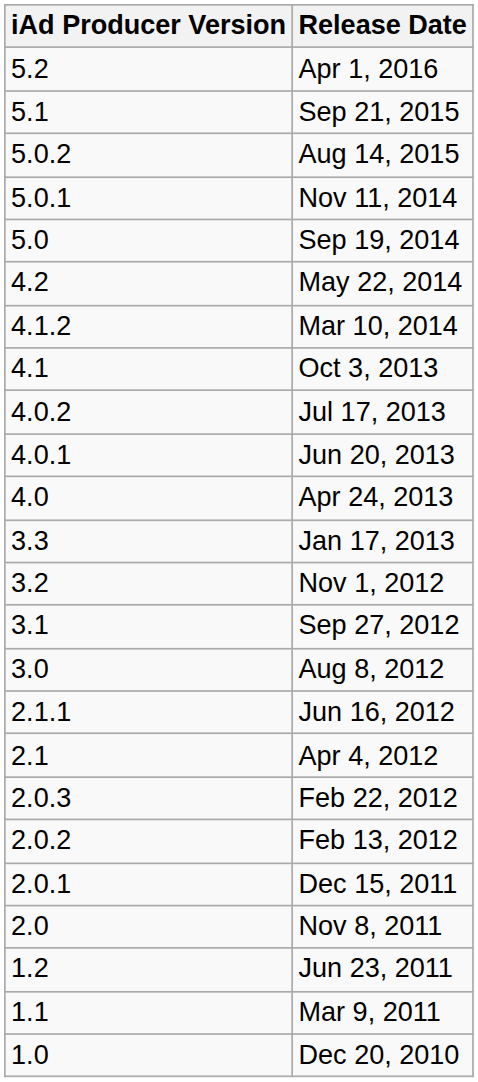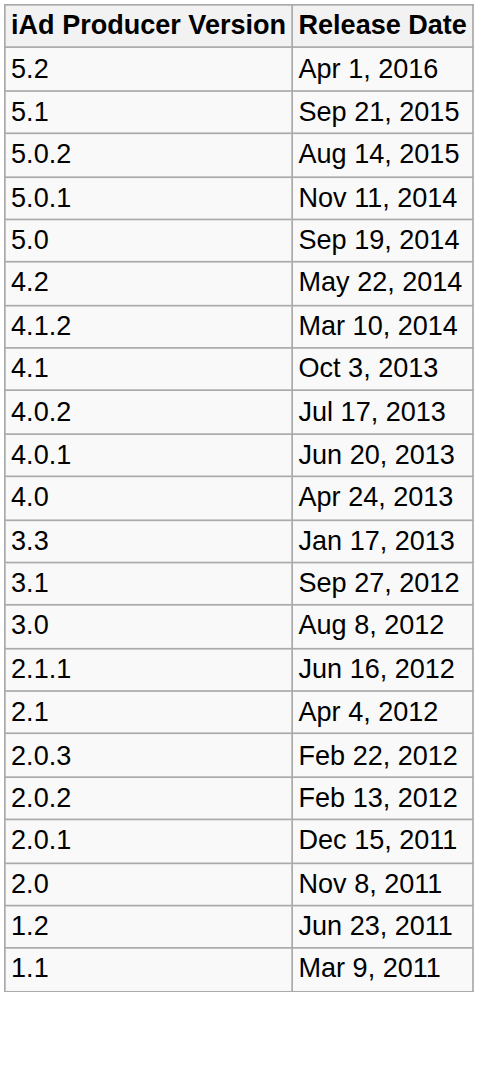- row: (371, 583)
- row: (379, 1055)
